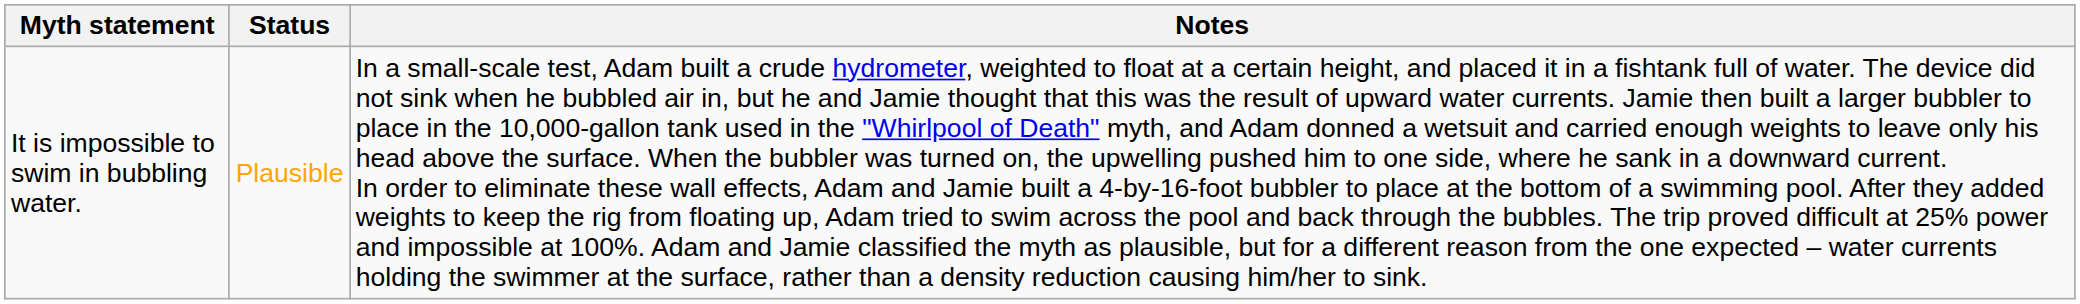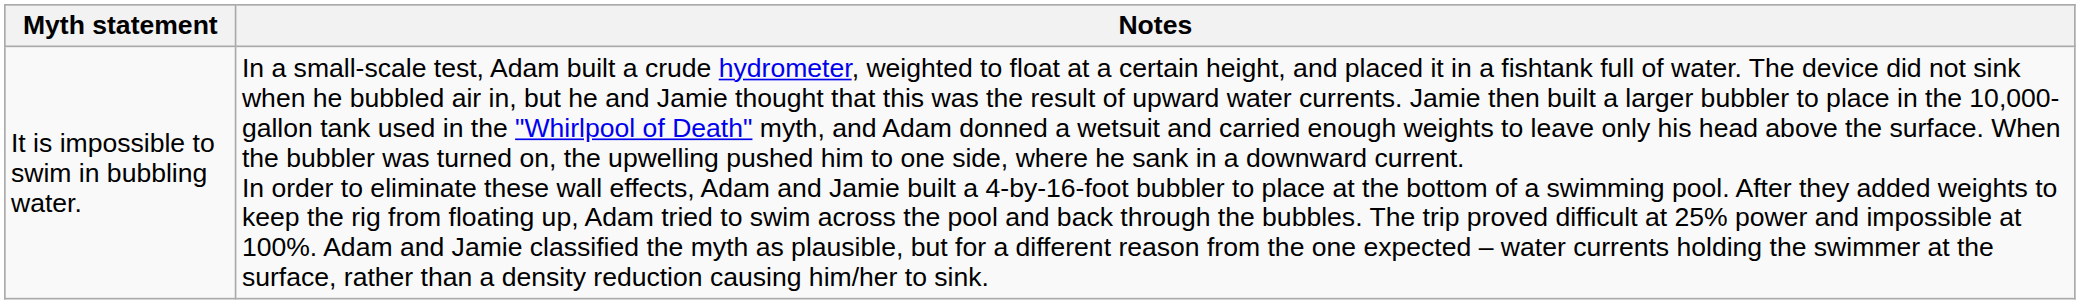- column: (290, 25)
